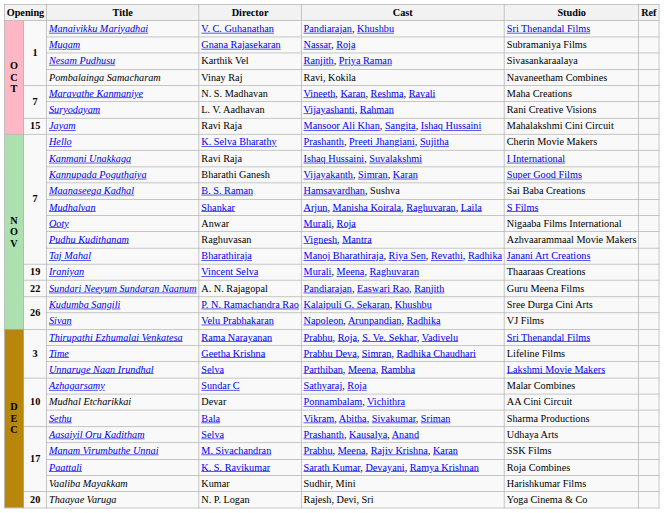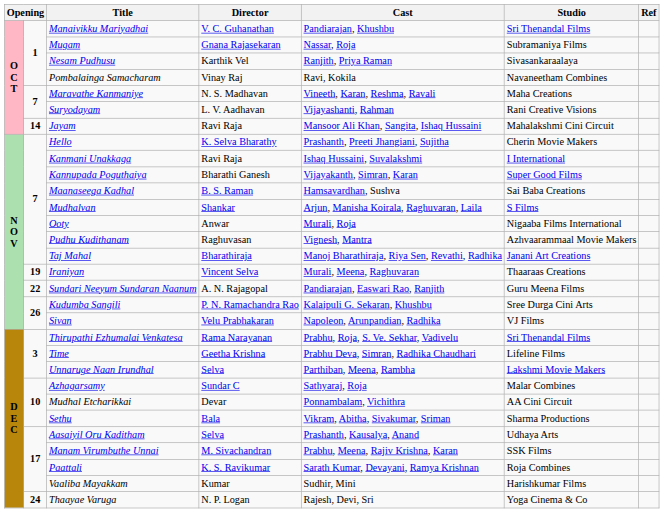(35, 126) 15 -> (35, 126) 14
(35, 499) 20 -> (35, 499) 24
